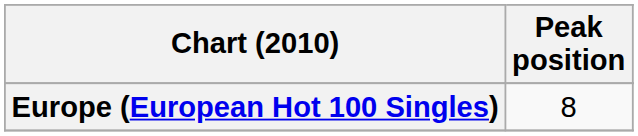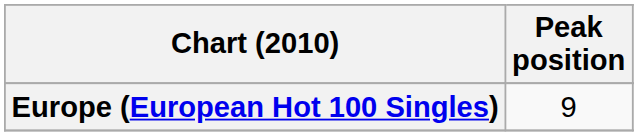(569, 106) 8 -> (569, 106) 9
